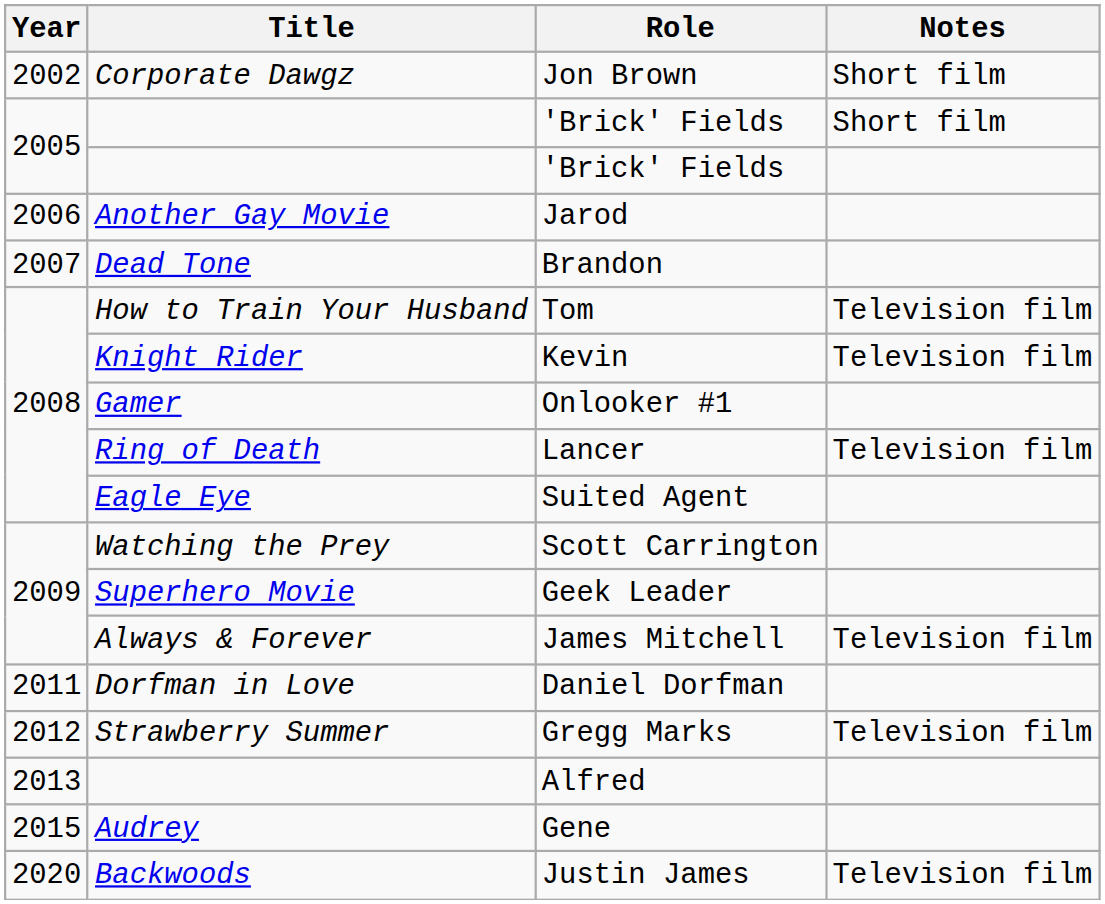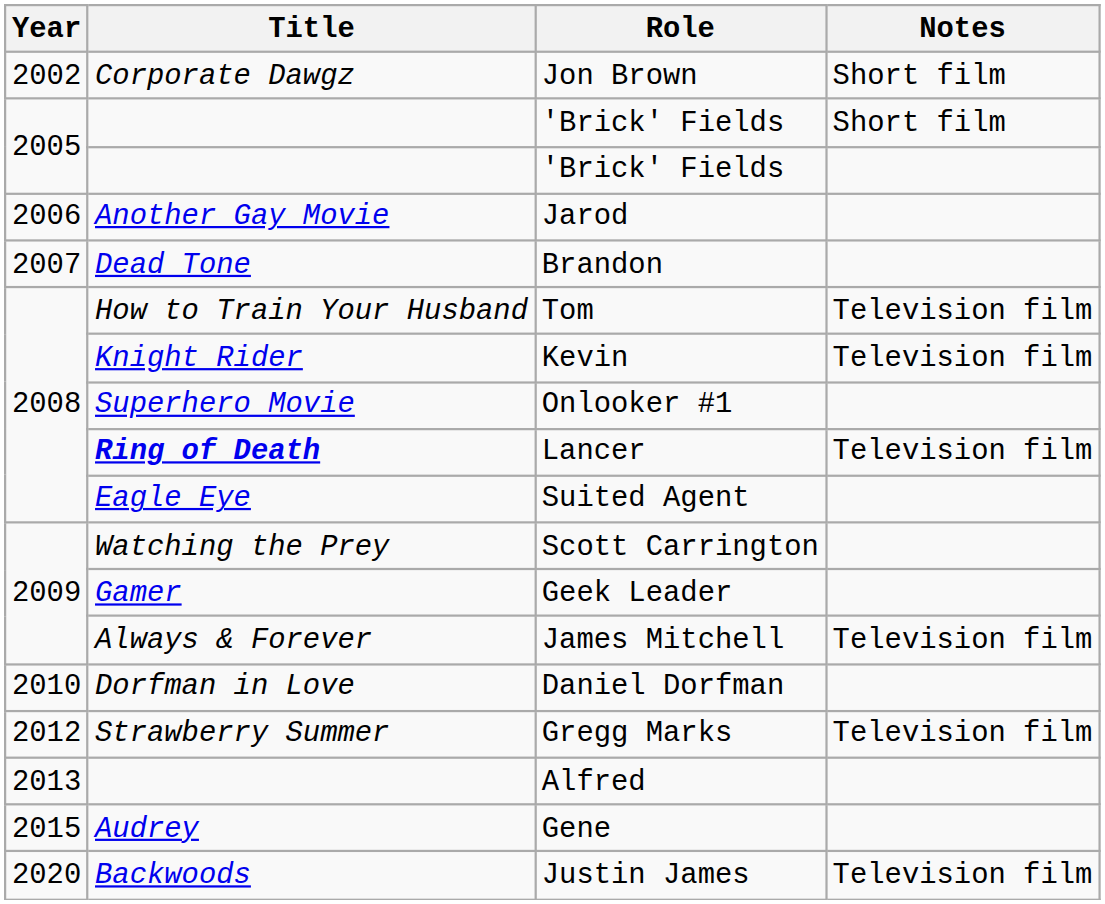(138, 405) Gamer -> (225, 405) Superhero Movie
(208, 452) normal -> (208, 452) bold
(225, 593) Superhero Movie -> (138, 593) Gamer
(47, 687) 2011 -> (47, 687) 2010
